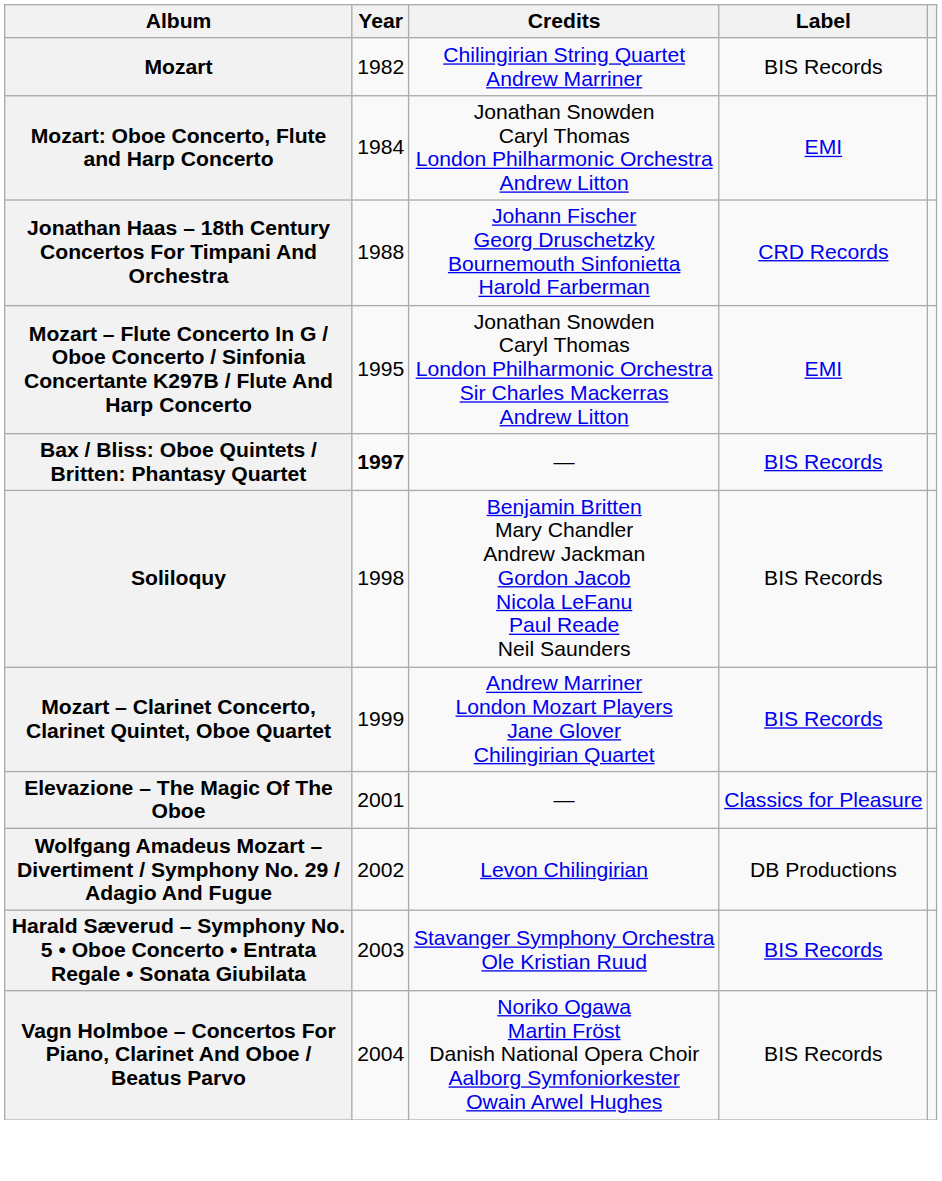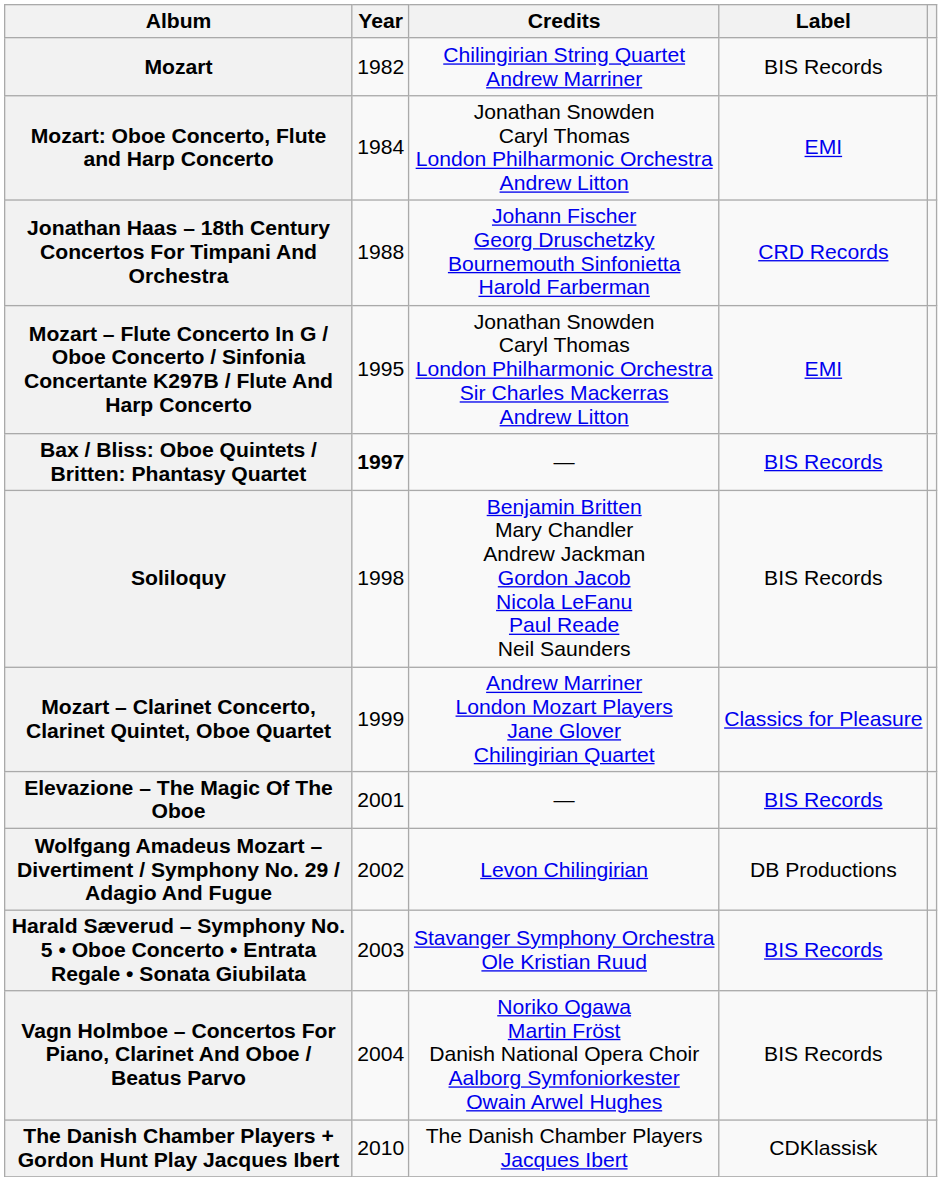(823, 719) BIS Records -> (823, 719) Classics for Pleasure
(823, 800) Classics for Pleasure -> (823, 800) BIS Records
+ row: (178, 1147)
